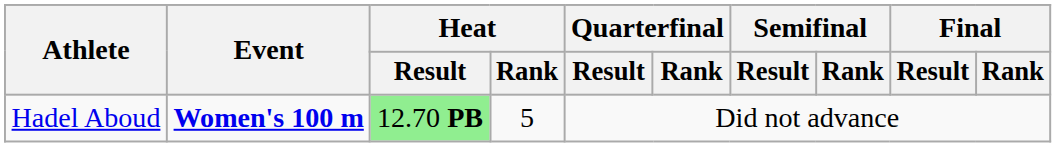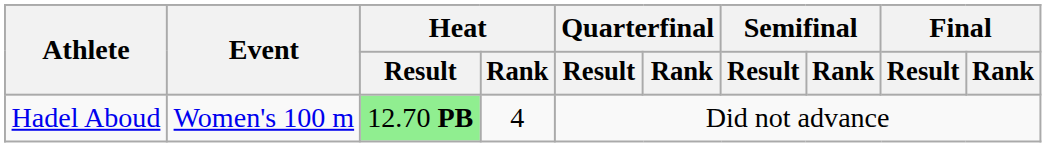(269, 118) bold -> (264, 118) normal
(527, 118) 5 -> (517, 118) 4
